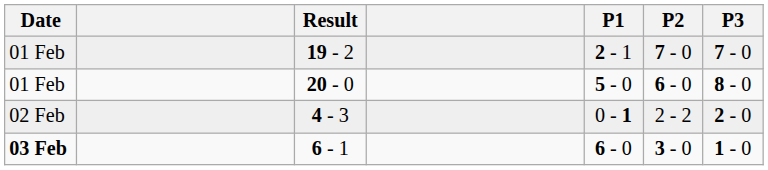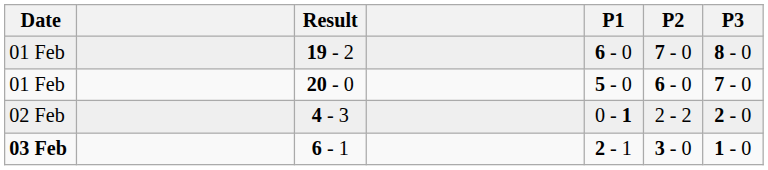(613, 52) 2 - 1 -> (613, 52) 6 - 0
(733, 52) 7 - 0 -> (733, 52) 8 - 0
(733, 84) 8 - 0 -> (733, 84) 7 - 0
(613, 148) 6 - 0 -> (613, 148) 2 - 1
